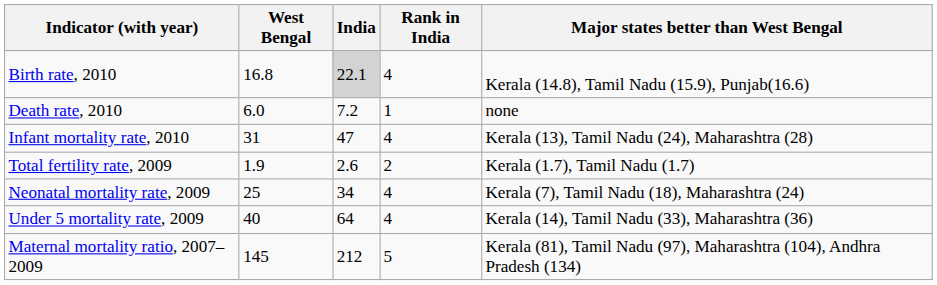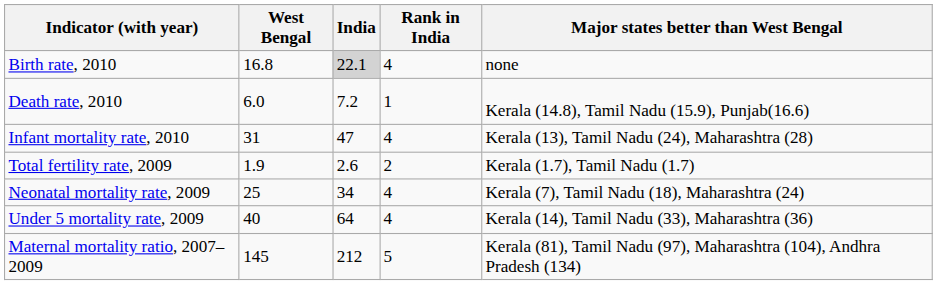(647, 83) Kerala (14.8), Tamil Nadu (15.9), Punjab(16.6) -> (502, 64) none
(502, 110) none -> (647, 110) Kerala (14.8), Tamil Nadu (15.9), Punjab(16.6)
